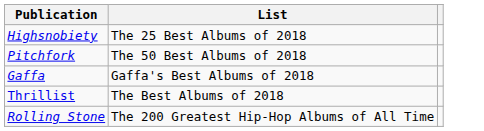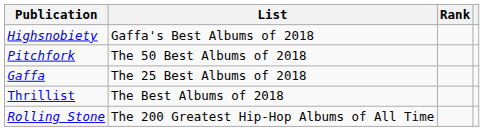+ column: (455, 15)
(209, 35) The 25 Best Albums of 2018 -> (213, 35) Gaffa's Best Albums of 2018
(213, 76) Gaffa's Best Albums of 2018 -> (209, 76) The 25 Best Albums of 2018
